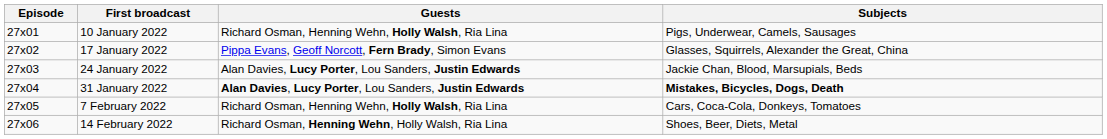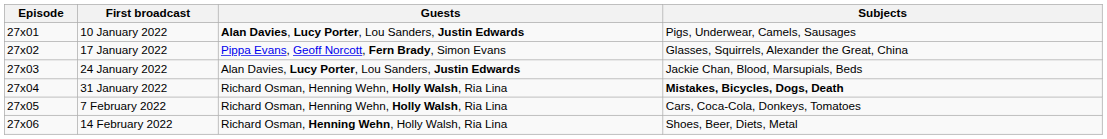(364, 32) Richard Osman, Henning Wehn, Holly Walsh, Ria Lina -> (373, 32) Alan Davies, Lucy Porter, Lou Sanders, Justin Edwards
(373, 87) Alan Davies, Lucy Porter, Lou Sanders, Justin Edwards -> (364, 87) Richard Osman, Henning Wehn, Holly Walsh, Ria Lina
